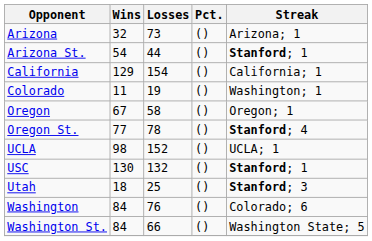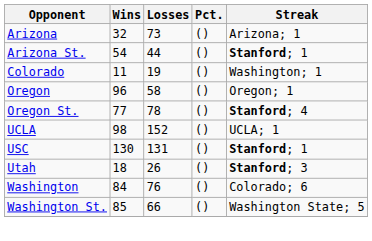- row: (43, 72)
(120, 110) 67 -> (120, 91) 96
(157, 168) 132 -> (157, 149) 131
(154, 188) 25 -> (154, 168) 26
(120, 226) 84 -> (120, 207) 85
